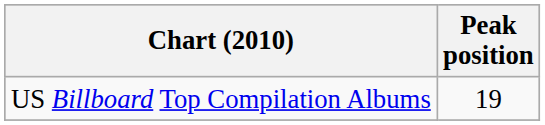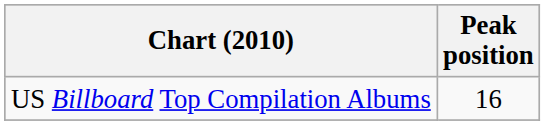(488, 98) 19 -> (488, 98) 16
